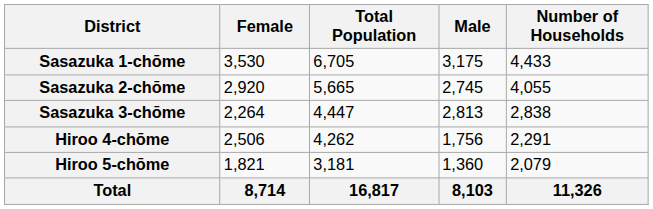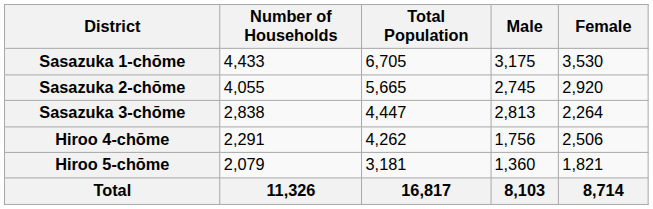columns swapped: (577, 26) <-> (265, 26)
